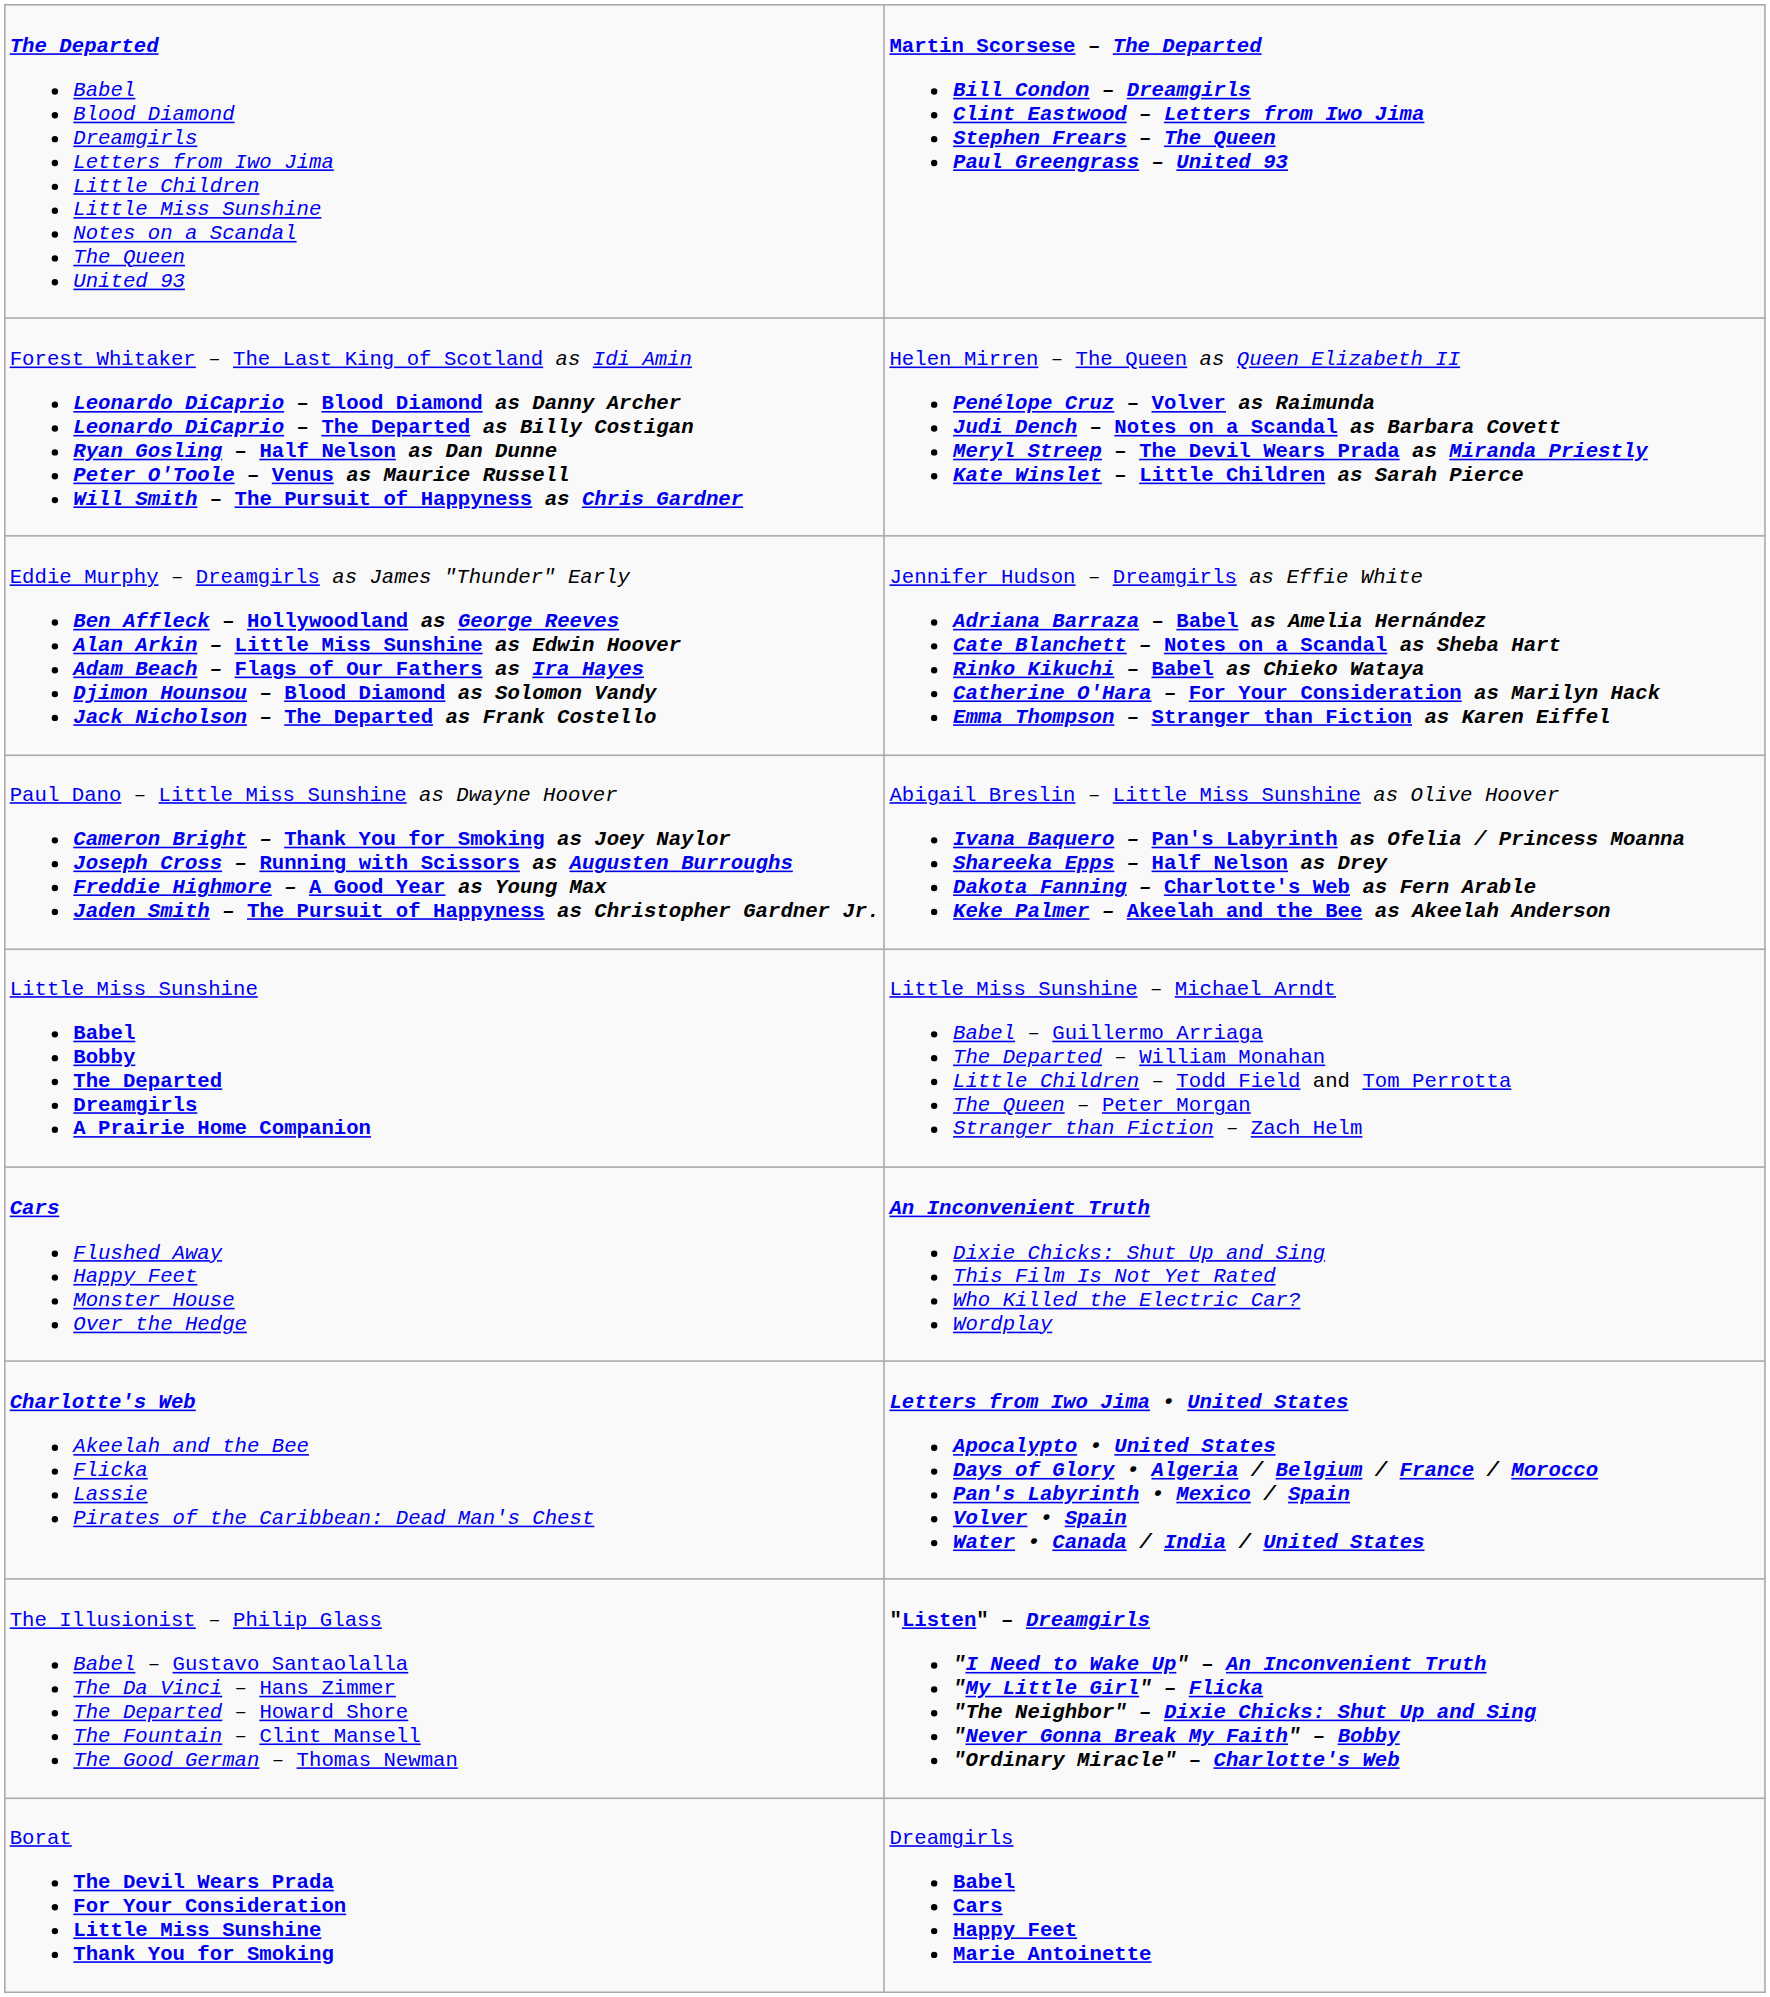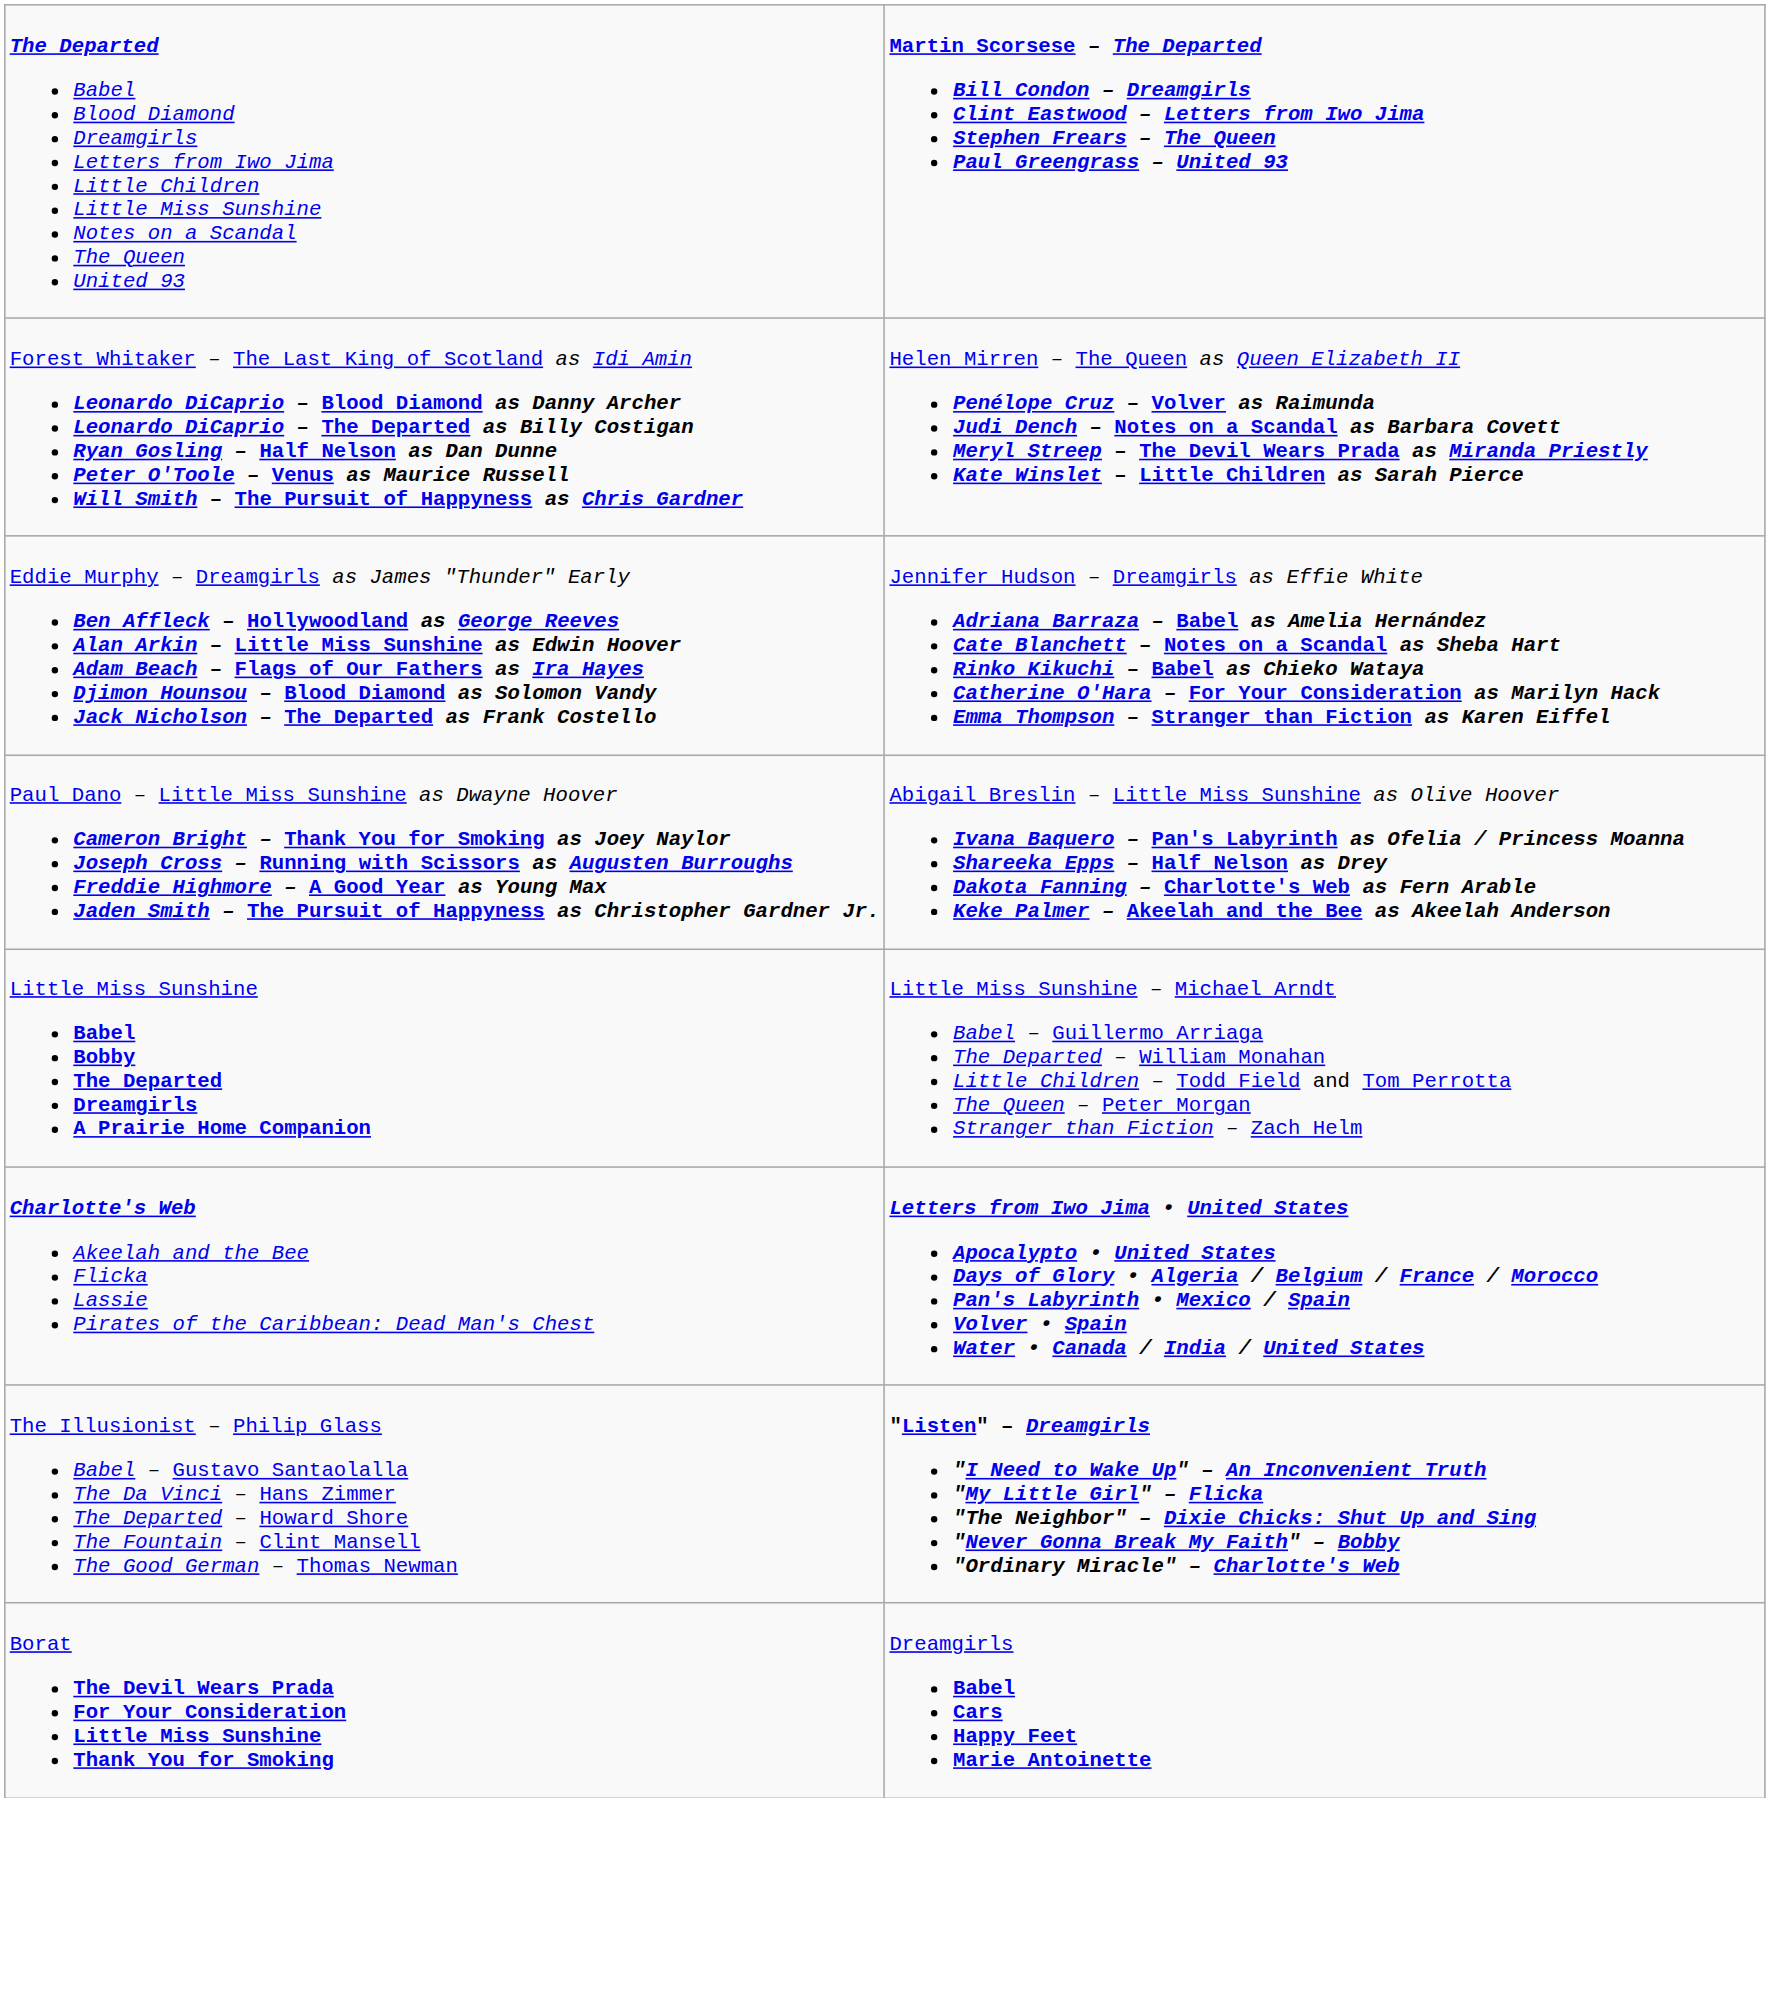- row: (445, 1266)
